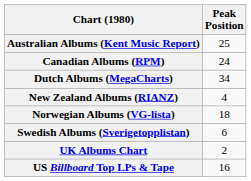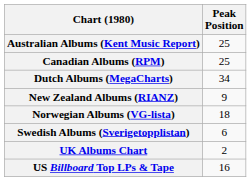(224, 61) 24 -> (224, 61) 25
(224, 97) 4 -> (224, 97) 9
